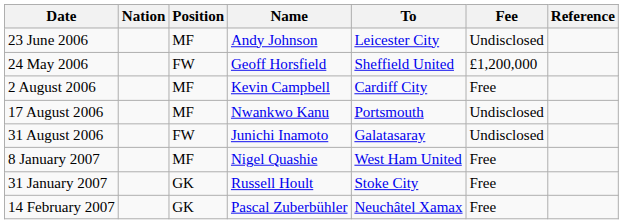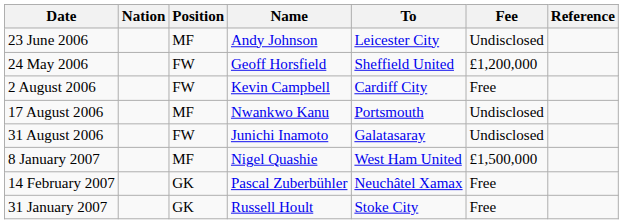(183, 87) MF -> (183, 87) FW
(483, 159) Free -> (503, 159) £1,500,000
rows swapped: (58, 183) <-> (61, 207)
